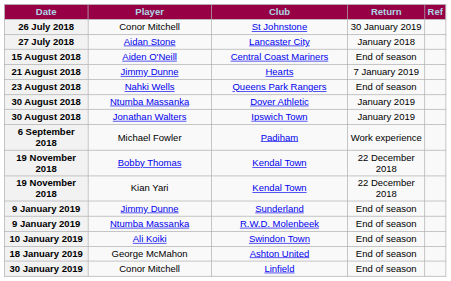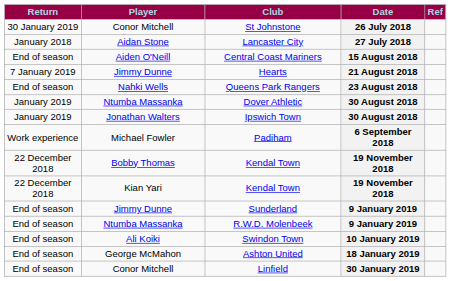columns swapped: (46, 12) <-> (386, 12)
